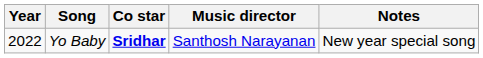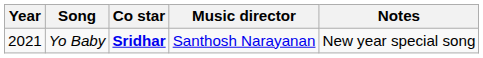(25, 40) 2022 -> (25, 40) 2021
